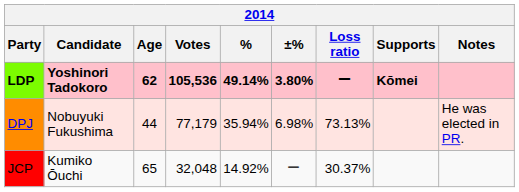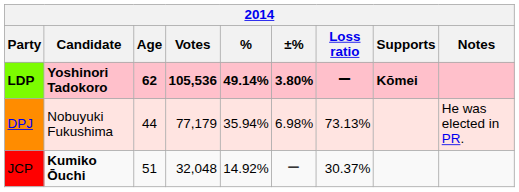(70, 168) normal -> (72, 168) bold
(150, 168) 65 -> (150, 168) 51
